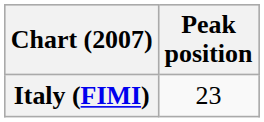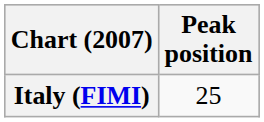(208, 95) 23 -> (208, 95) 25
